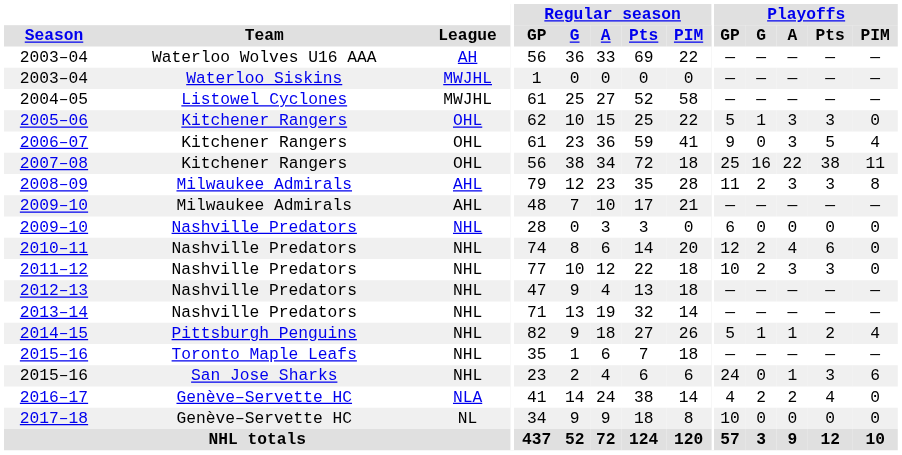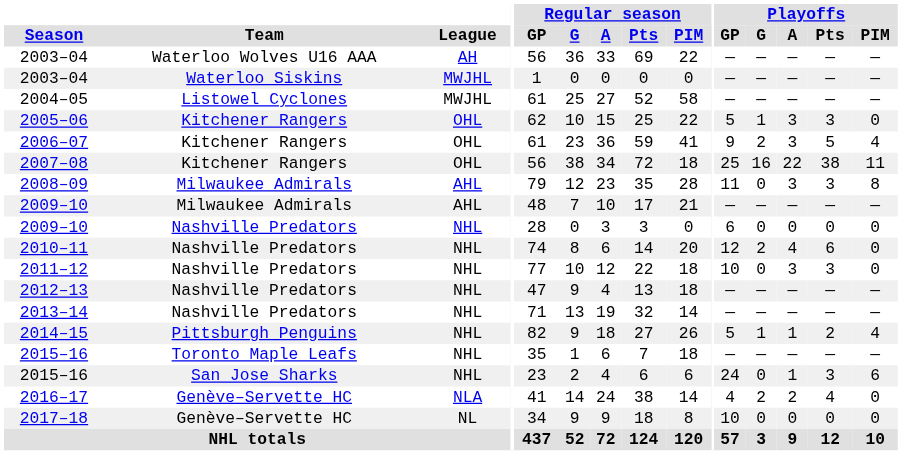(761, 142) 0 -> (761, 142) 2
(761, 185) 2 -> (761, 185) 0
(761, 270) 2 -> (761, 270) 0
